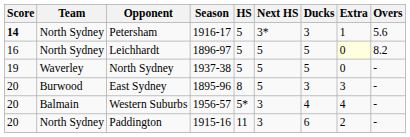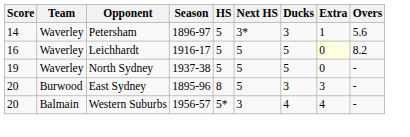(13, 31) bold -> (13, 31) normal
(72, 31) North Sydney -> (62, 31) Waverley
(212, 31) 1916-17 -> (191, 31) 1896-97
(72, 50) North Sydney -> (62, 50) Waverley
(212, 50) 1896-97 -> (191, 50) 1916-17
- row: (135, 123)
